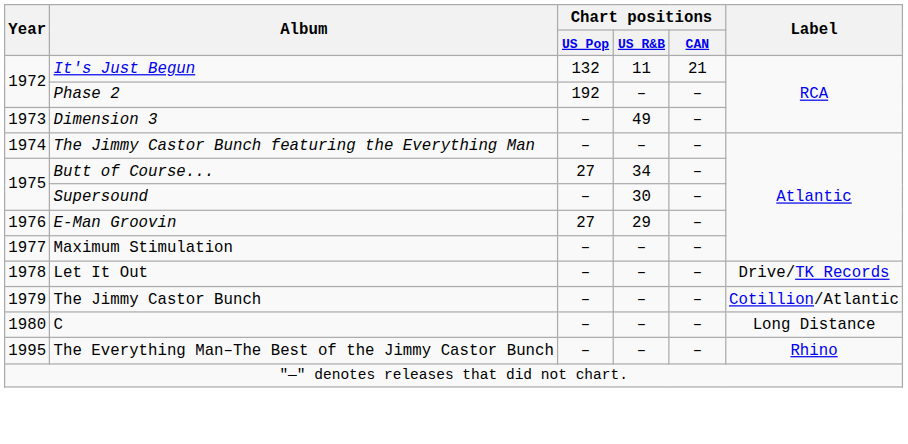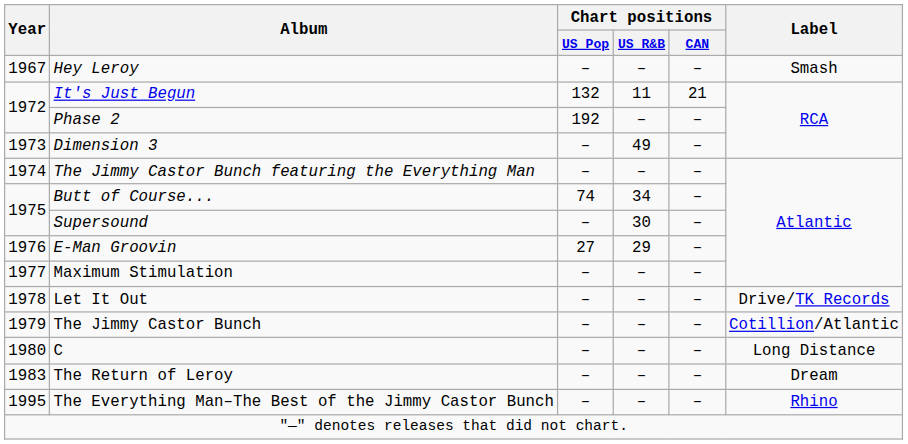+ row: (96, 69)
(586, 171) 27 -> (586, 197) 74
+ row: (143, 376)
